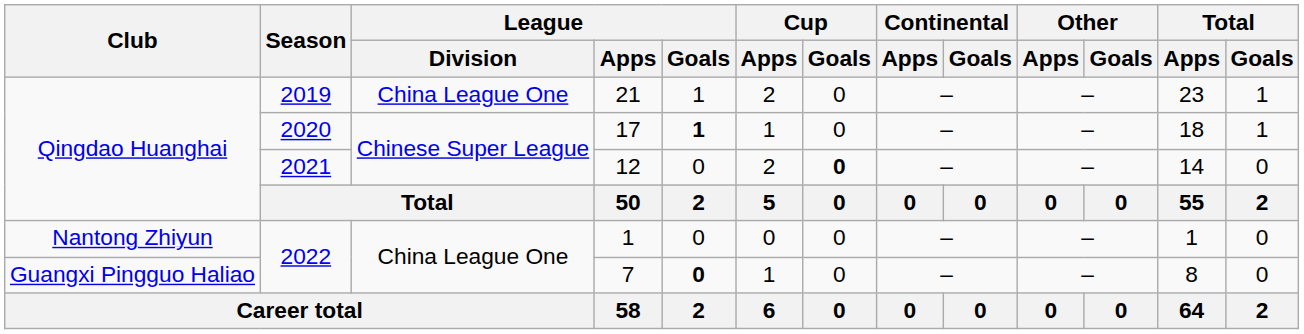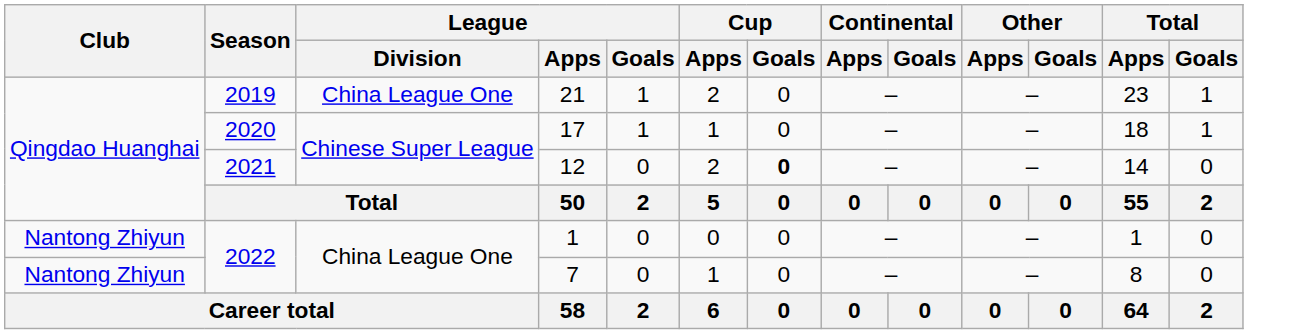(699, 130) bold -> (643, 130) normal
(132, 274) Guangxi Pingguo Haliao -> (105, 274) Nantong Zhiyun
(699, 274) bold -> (643, 274) normal
